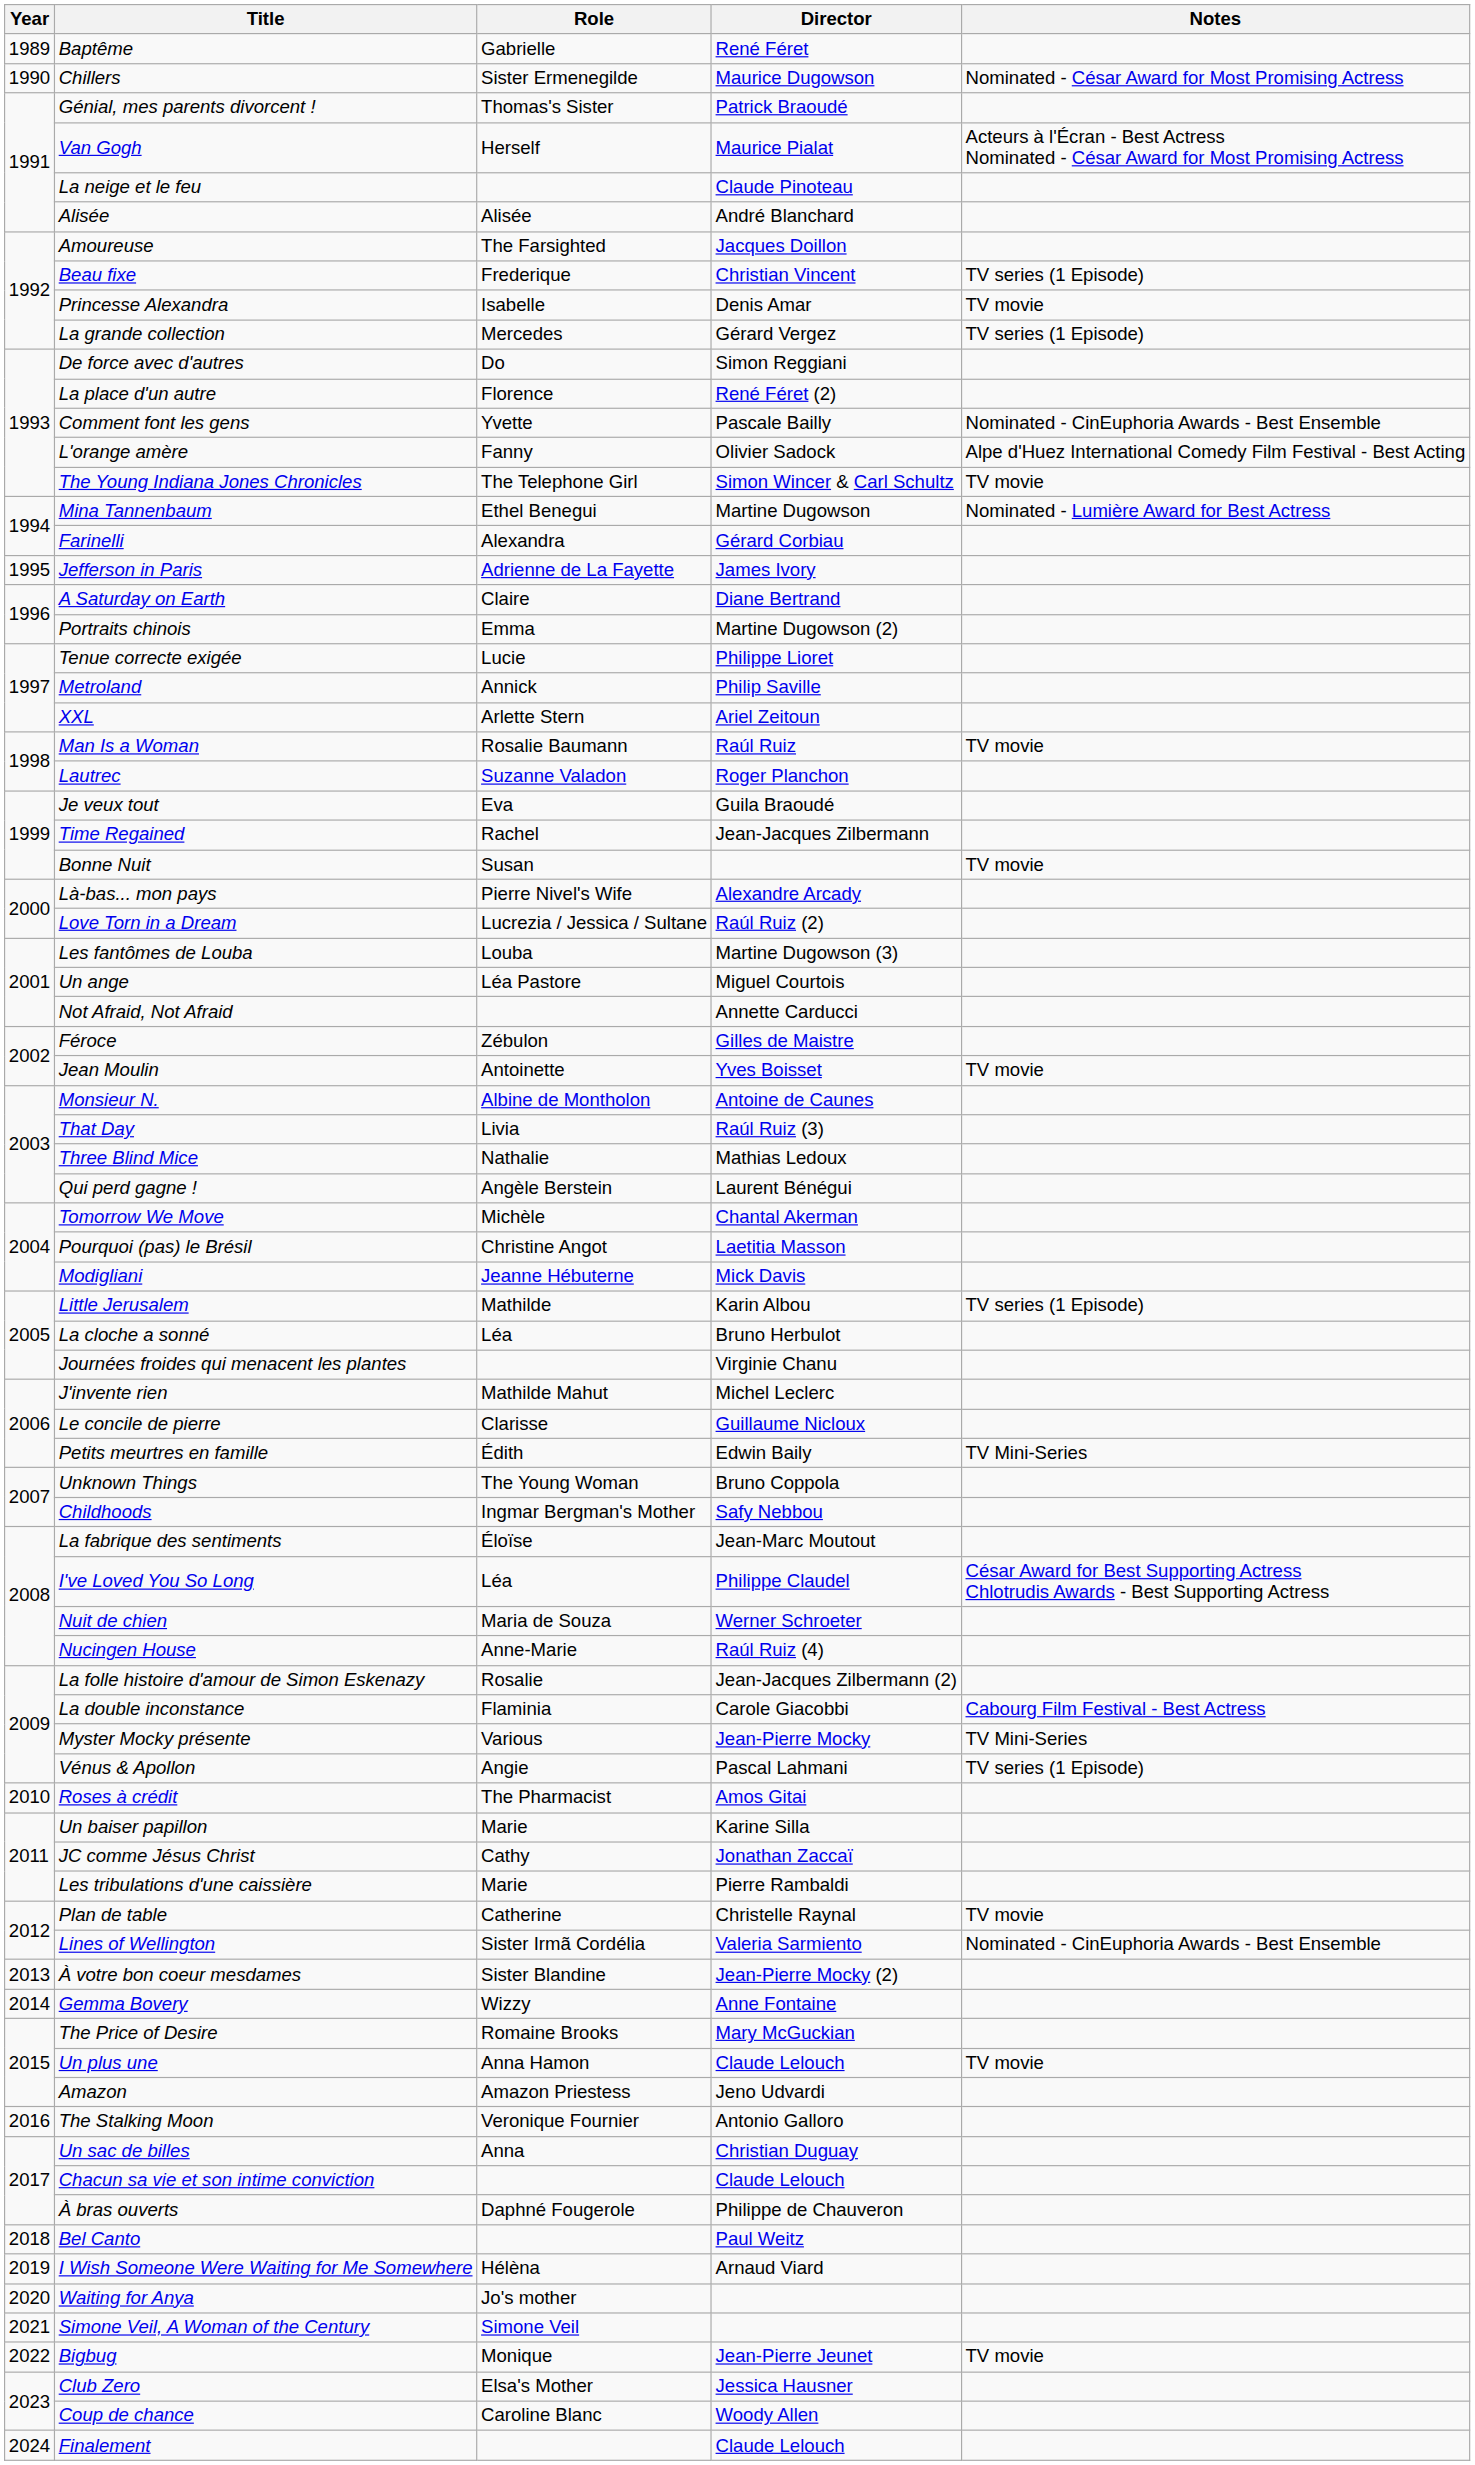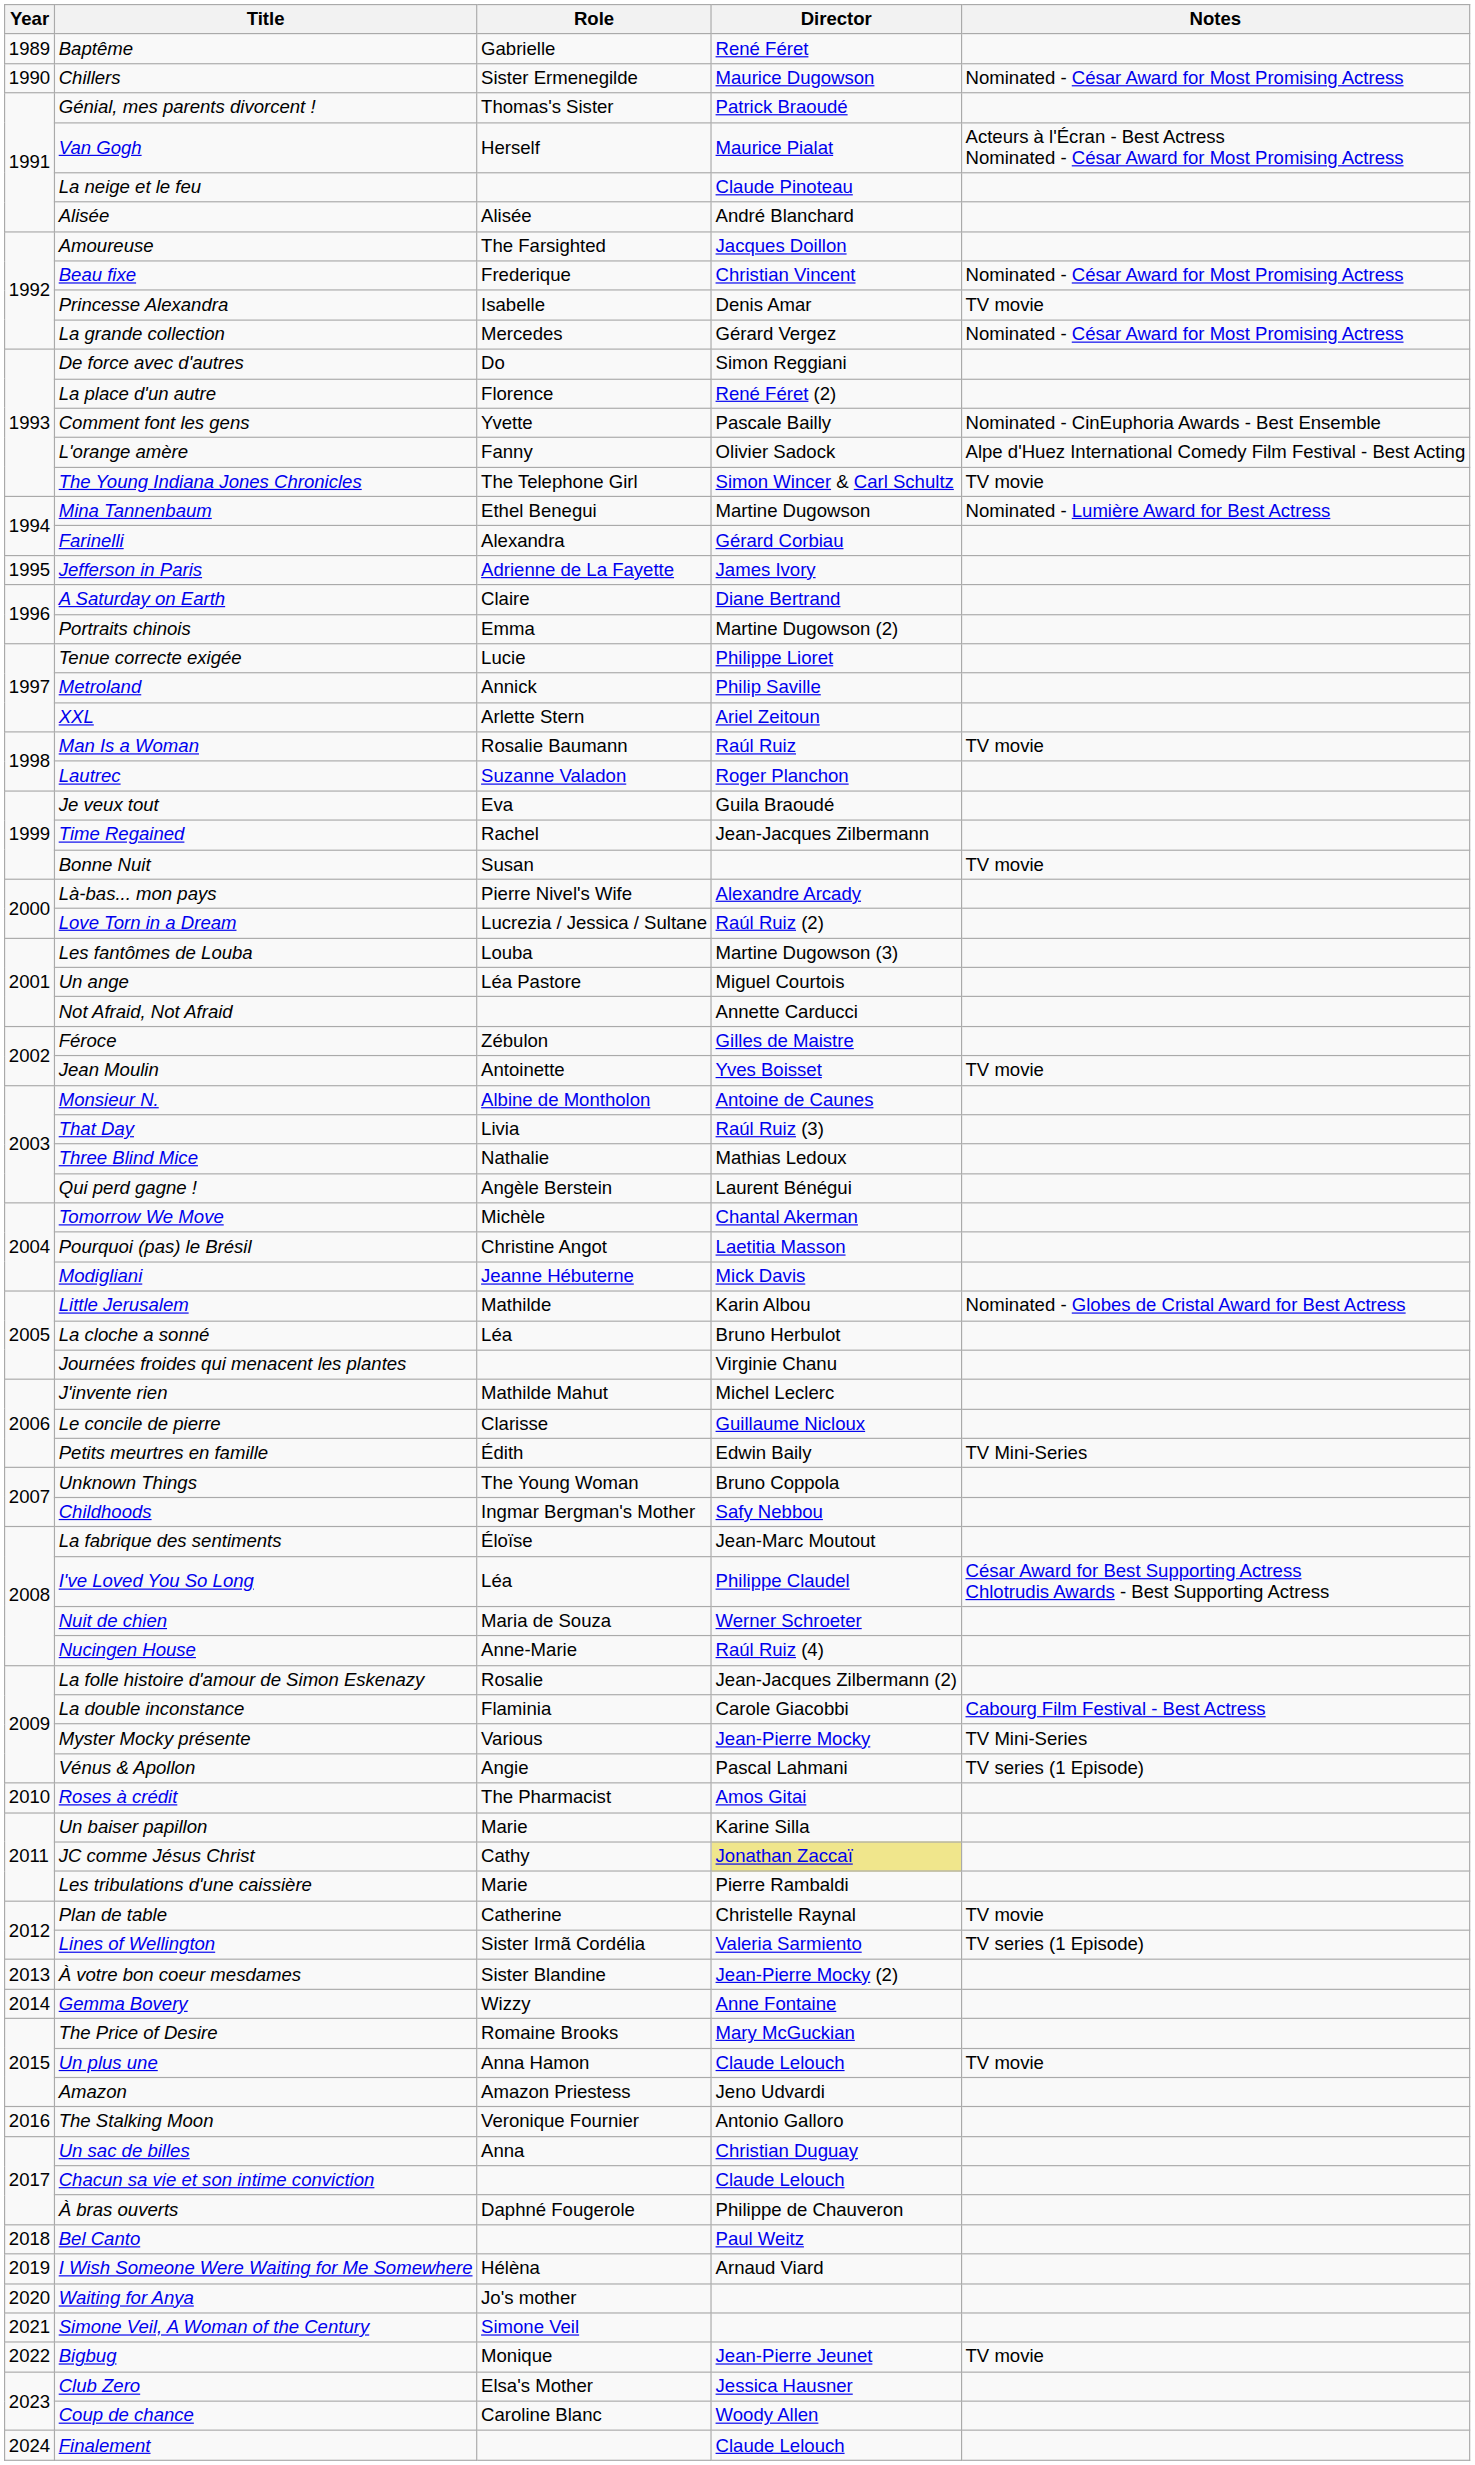(1055, 275) TV series (1 Episode) -> (1185, 275) Nominated - César Award for Most Promising Actress
(1055, 334) TV series (1 Episode) -> (1185, 334) Nominated - César Award for Most Promising Actress
(1055, 1305) TV series (1 Episode) -> (1186, 1305) Nominated - Globes de Cristal Award for Best Actress
(784, 1856) no background -> (784, 1856) khaki background
(1173, 1944) Nominated - CinEuphoria Awards - Best Ensemble -> (1055, 1944) TV series (1 Episode)
